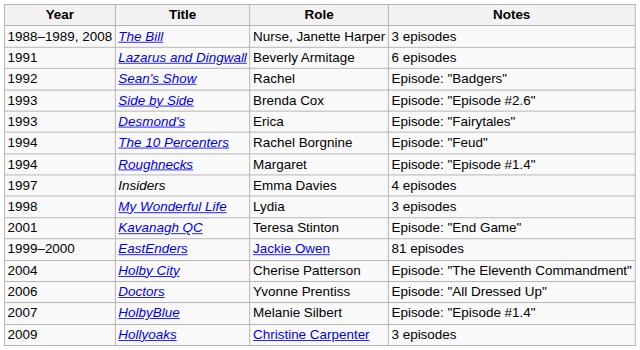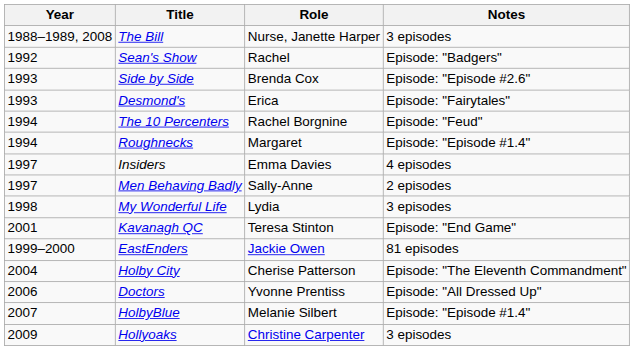- row: (183, 57)
+ row: (180, 185)
